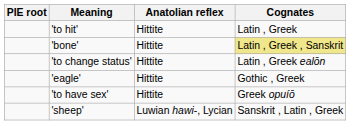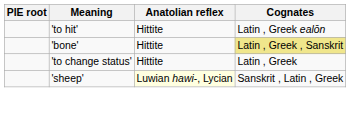(267, 29) Latin , Greek -> (281, 29) Latin , Greek ealōn
(281, 62) Latin , Greek ealōn -> (267, 62) Latin , Greek
- row: (66, 78)
- row: (80, 95)
(185, 111) no background -> (185, 78) lightyellow background
